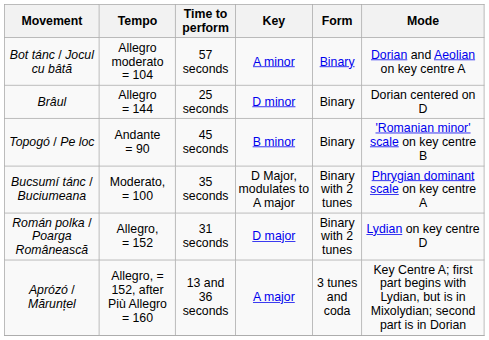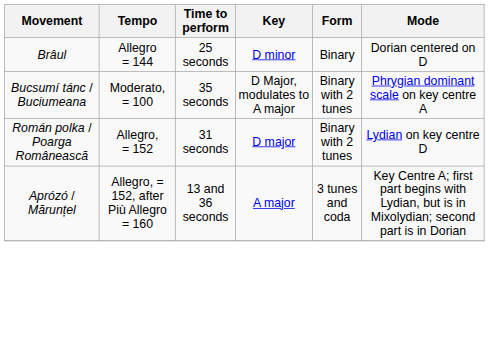- row: (52, 61)
- row: (52, 142)
